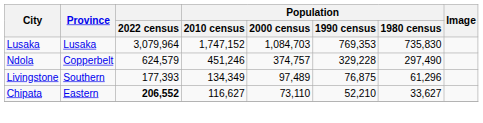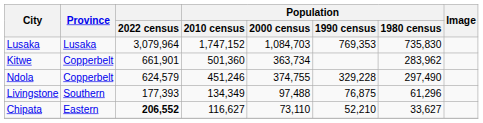+ row: (19, 61)
(292, 61) 374,757 -> (292, 77) 374,755
(295, 77) 97,489 -> (295, 93) 97,488
